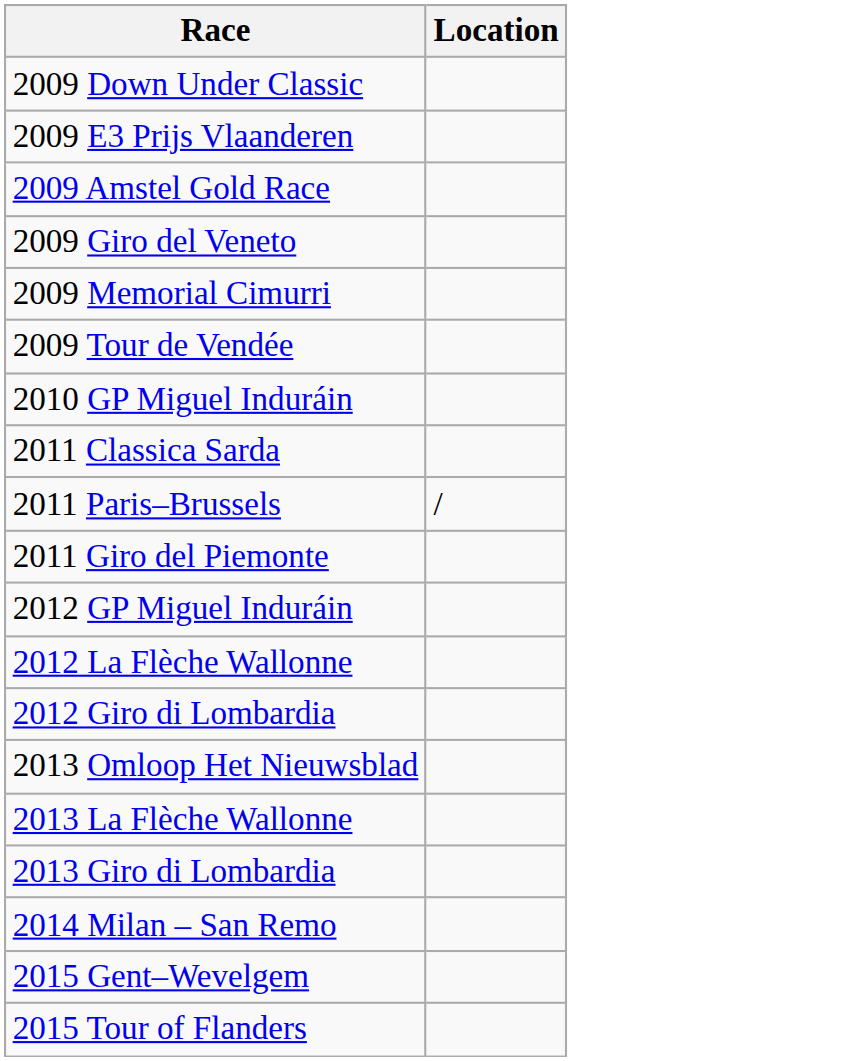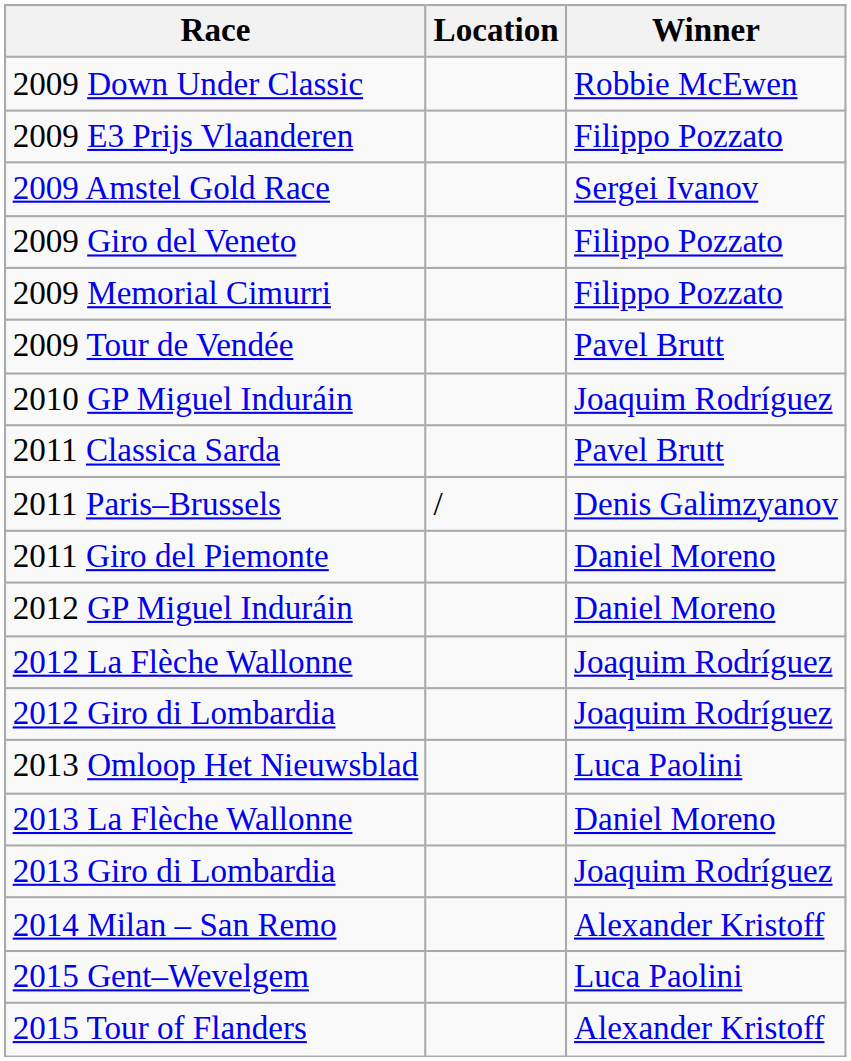+ column: (706, 30)
